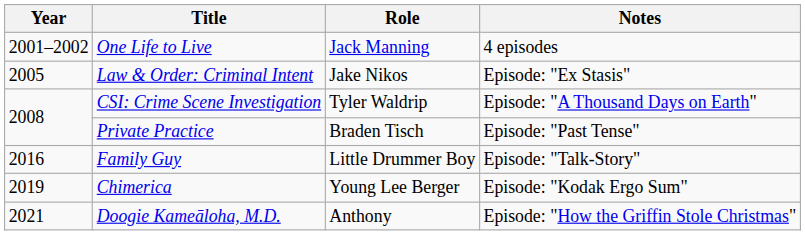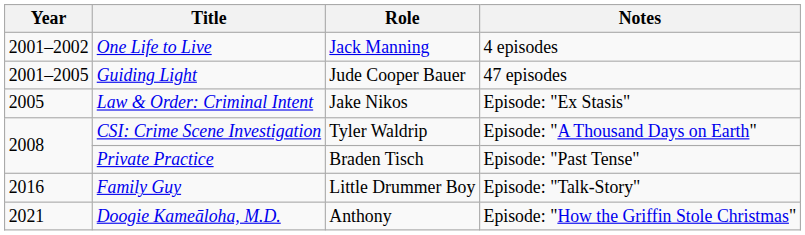+ row: (147, 74)
- row: (134, 187)
